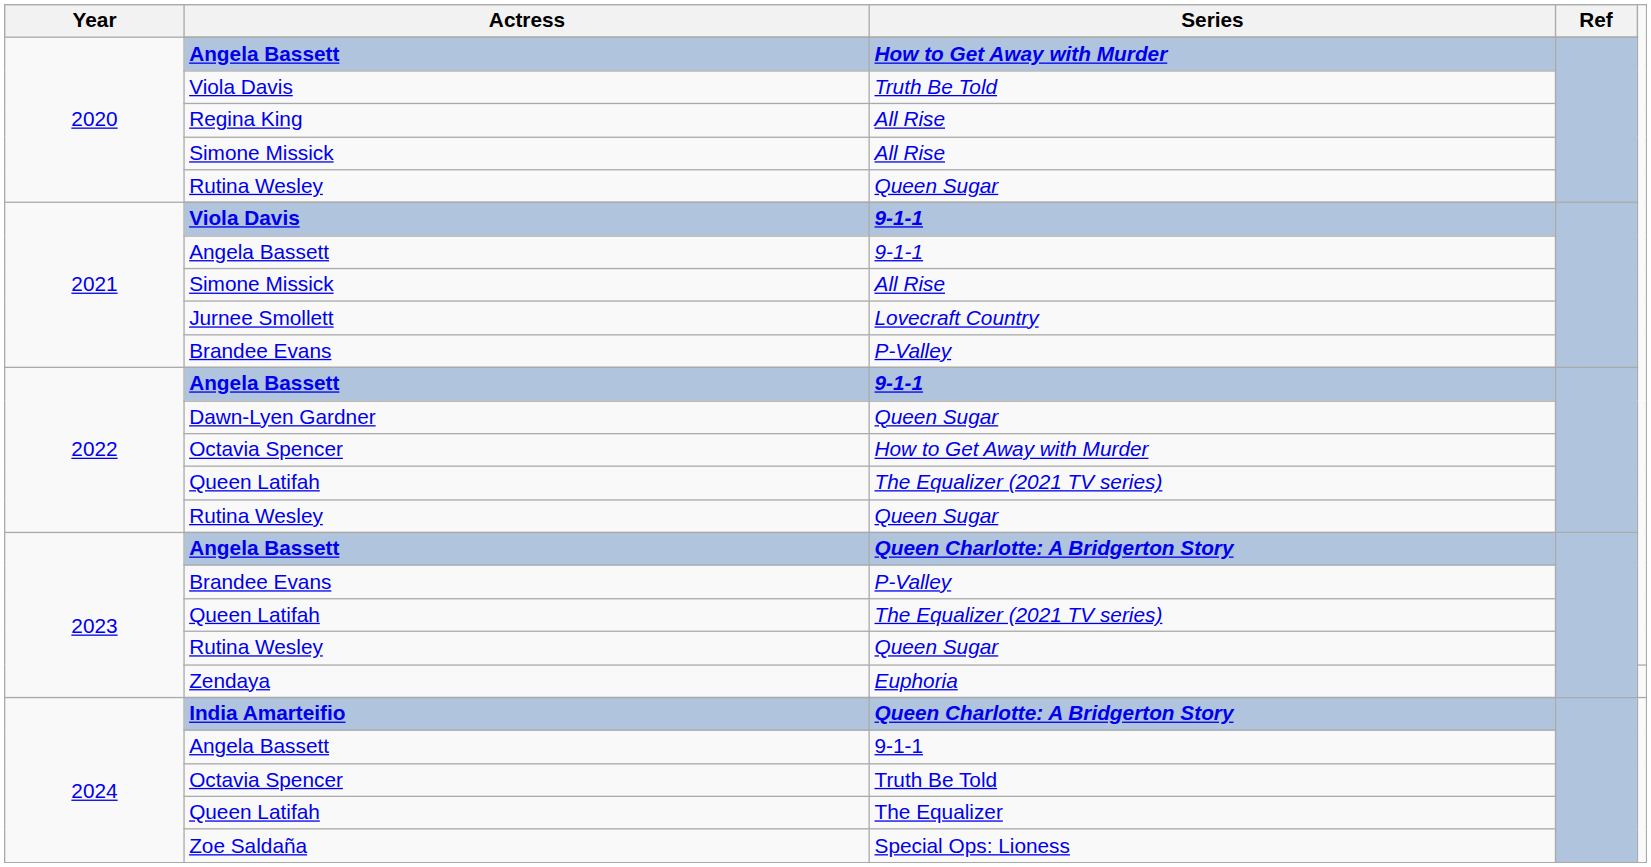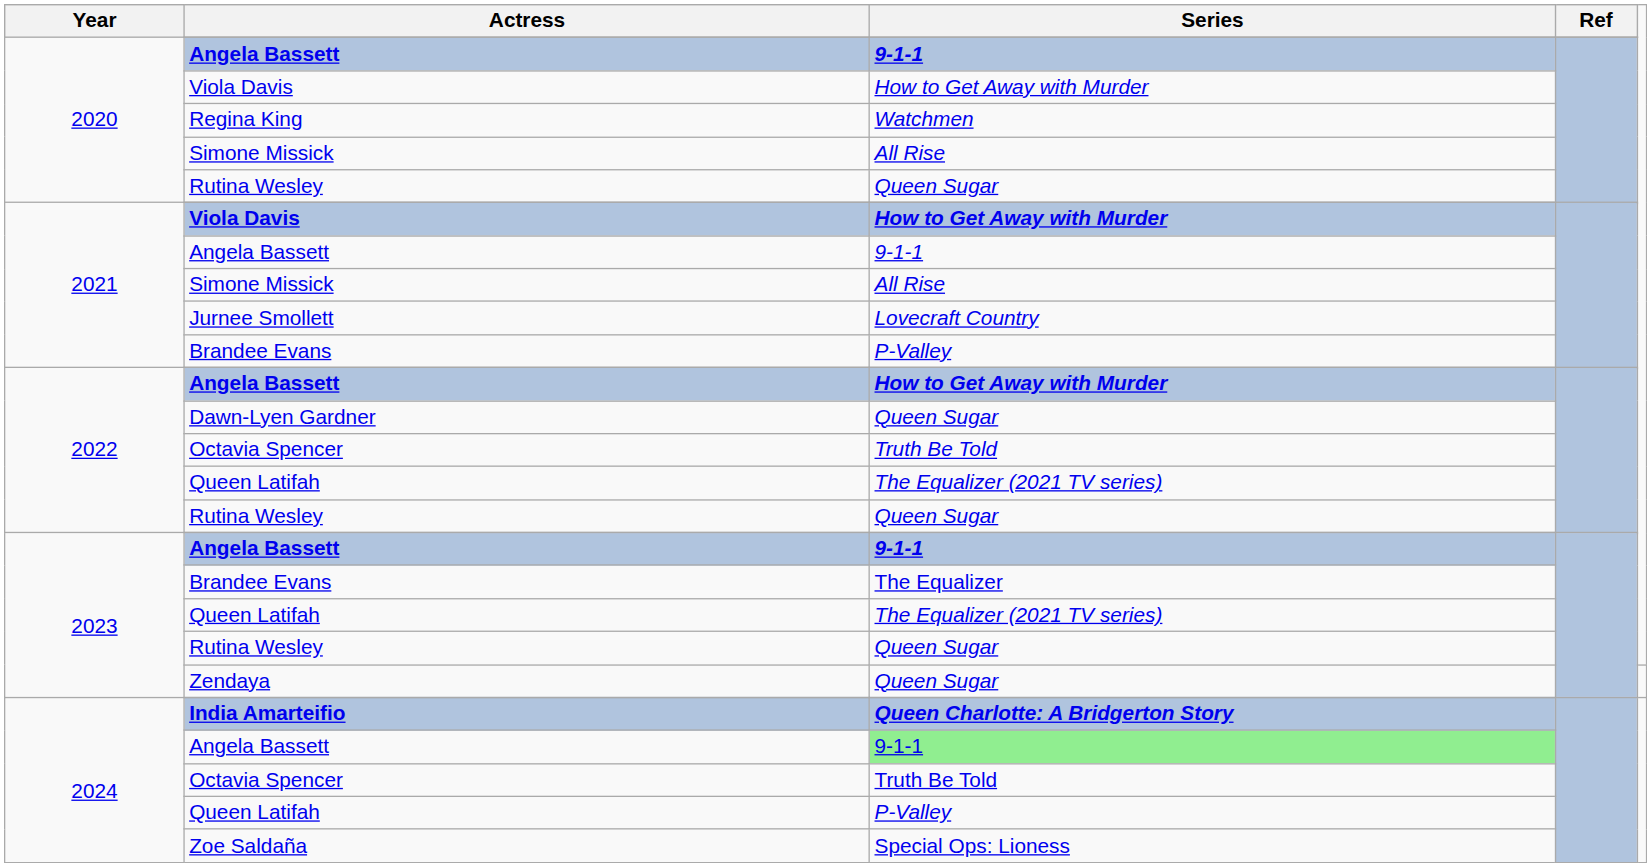(1021, 53) How to Get Away with Murder -> (899, 53) 9-1-1
(936, 86) Truth Be Told -> (1011, 86) How to Get Away with Murder
(910, 119) All Rise -> (924, 119) Watchmen
(899, 218) 9-1-1 -> (1021, 218) How to Get Away with Murder
(899, 383) 9-1-1 -> (1021, 383) How to Get Away with Murder
(1011, 449) How to Get Away with Murder -> (936, 449) Truth Be Told
(1054, 548) Queen Charlotte: A Bridgerton Story -> (899, 548) 9-1-1
(913, 581) P-Valley -> (939, 581) The Equalizer
(916, 680) Euphoria -> (936, 680) Queen Sugar
(899, 746) no background -> (899, 746) lightgreen background
(939, 812) The Equalizer -> (913, 812) P-Valley
